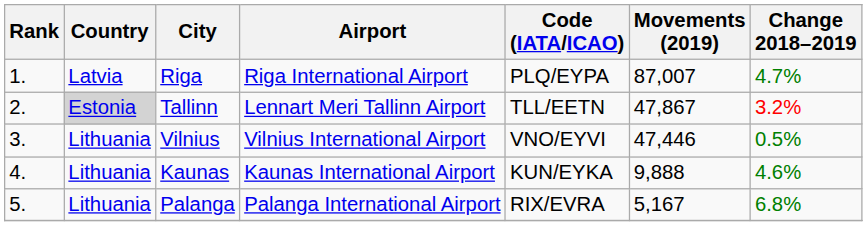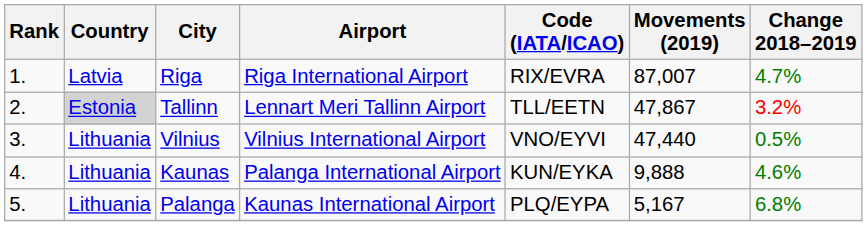(559, 75) PLQ/EYPA -> (557, 75) RIX/EVRA
(665, 140) 47,446 -> (665, 140) 47,440
(370, 172) Kaunas International Airport -> (372, 172) Palanga International Airport
(372, 204) Palanga International Airport -> (370, 204) Kaunas International Airport
(557, 204) RIX/EVRA -> (559, 204) PLQ/EYPA
